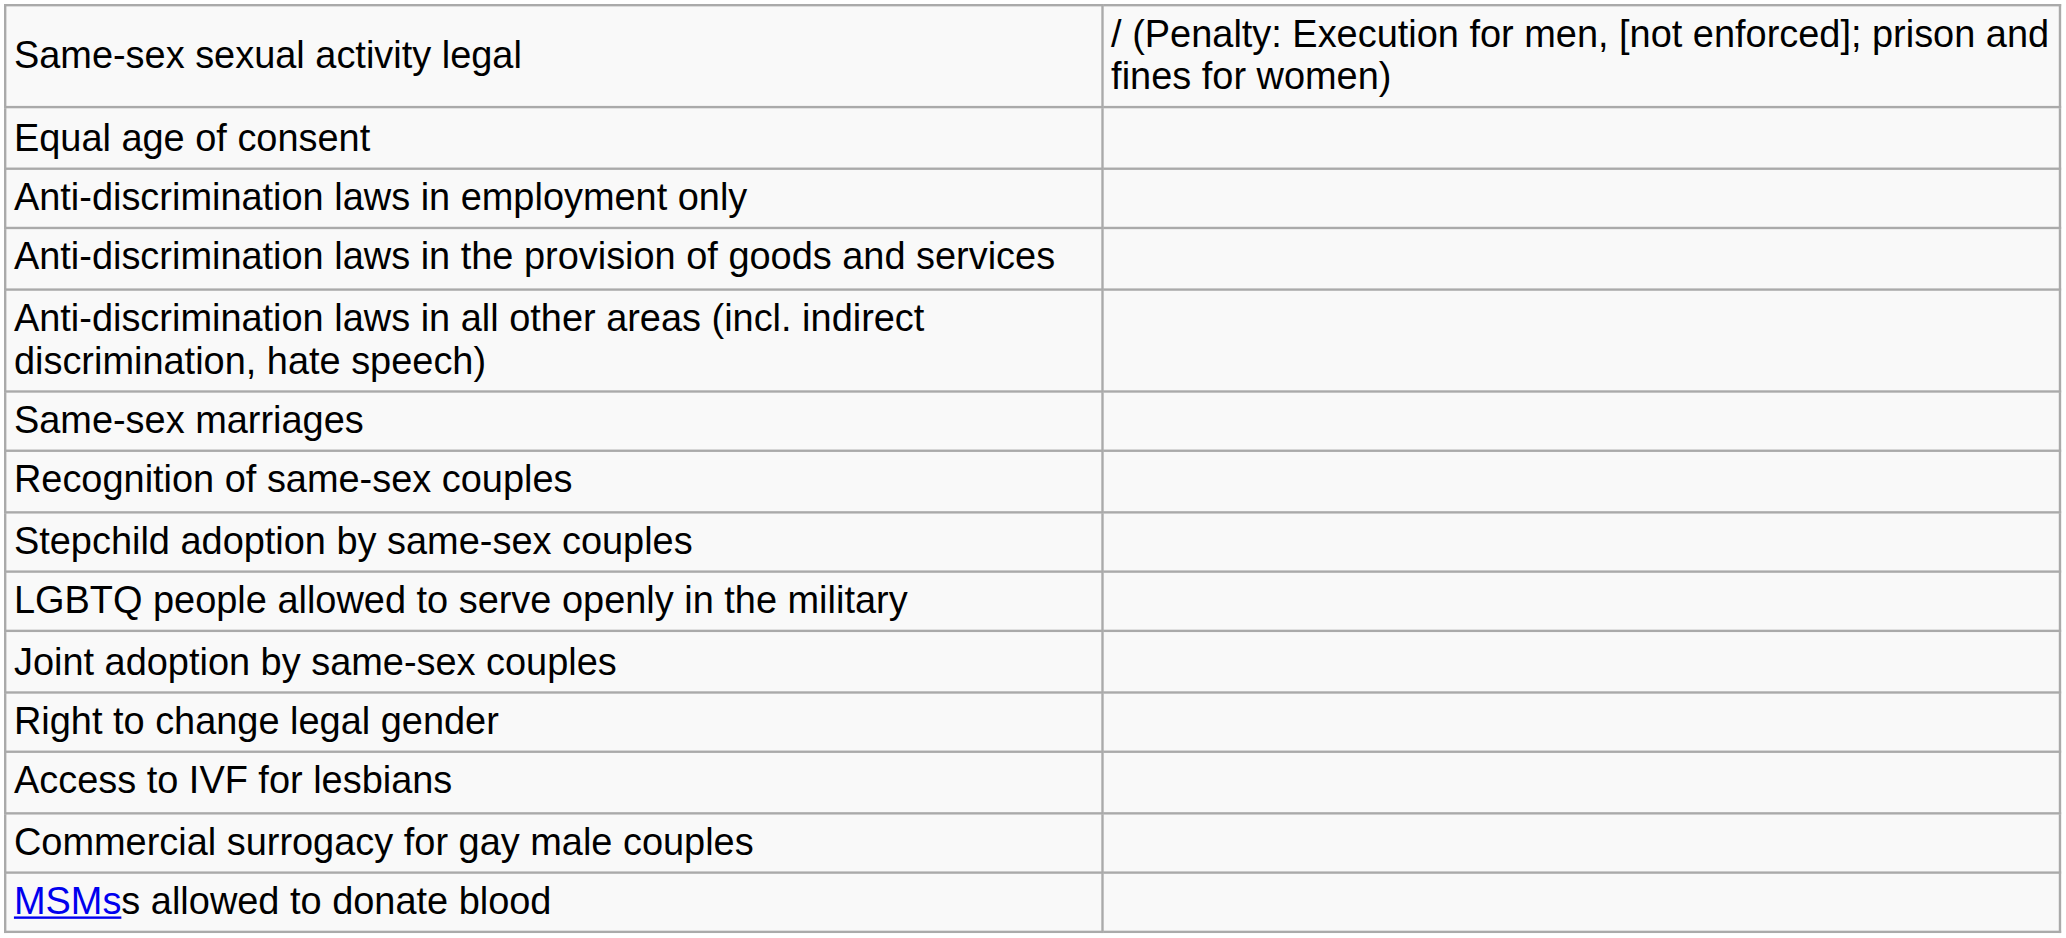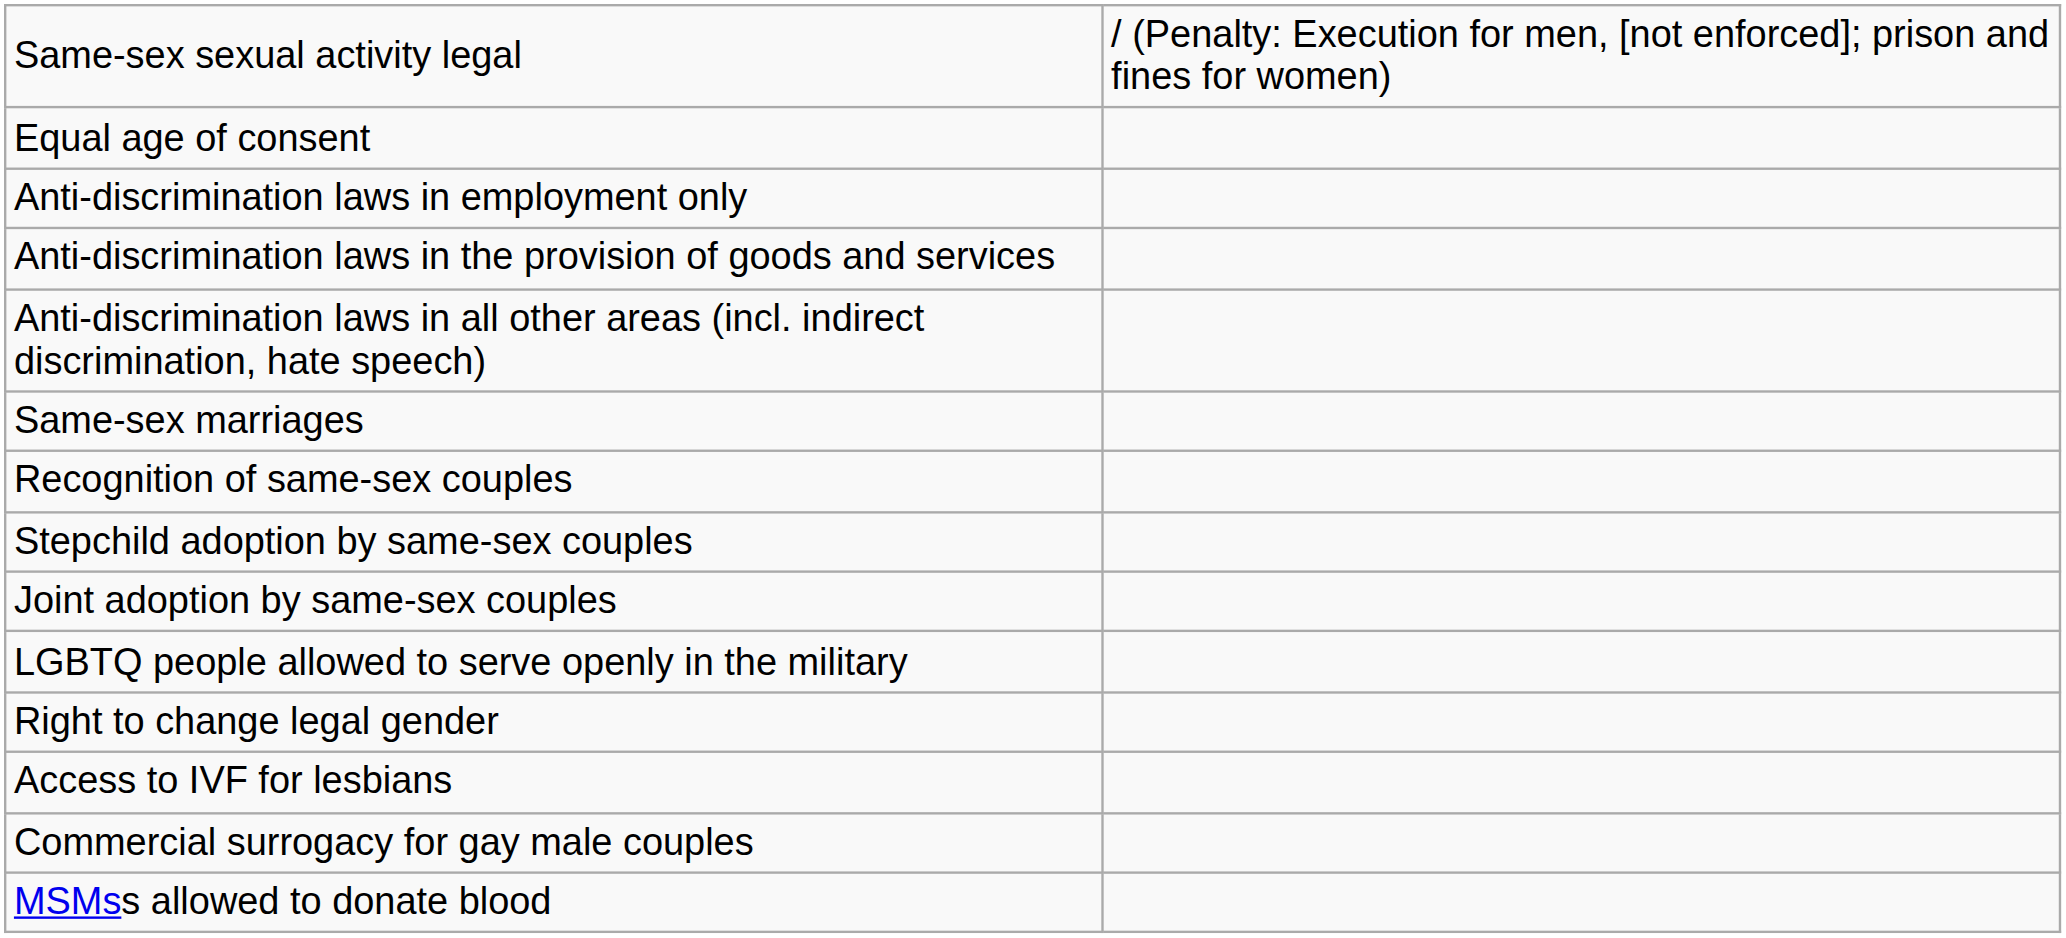rows swapped: (315, 661) <-> (461, 600)
